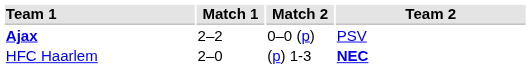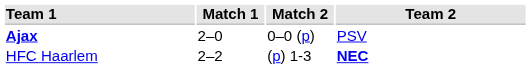(210, 35) 2–2 -> (210, 35) 2–0
(210, 56) 2–0 -> (210, 56) 2–2
